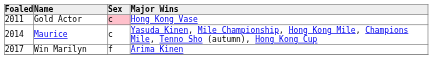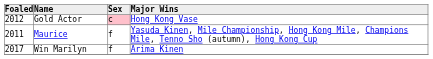(14, 20) 2011 -> (14, 20) 2012
(14, 35) 2014 -> (14, 35) 2011
(110, 35) c -> (110, 35) f
